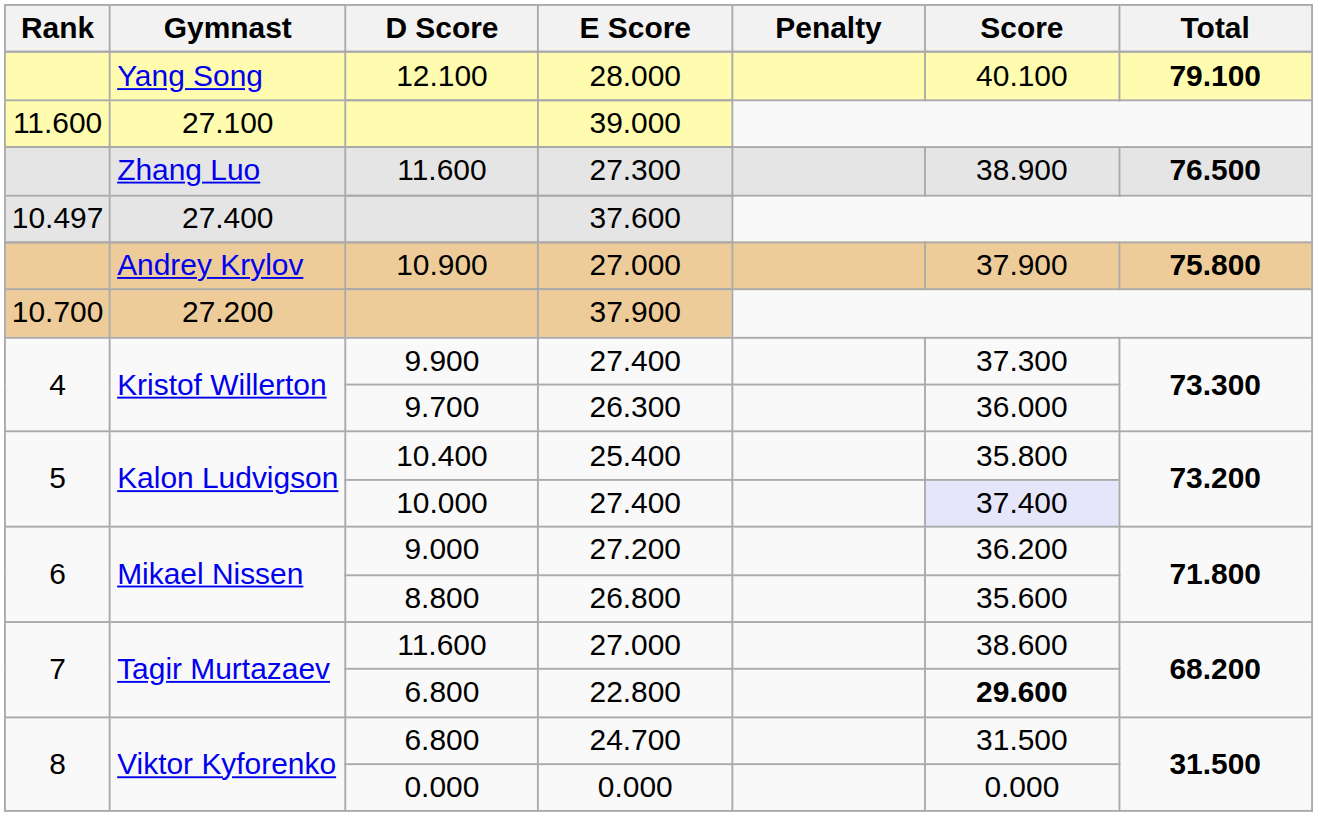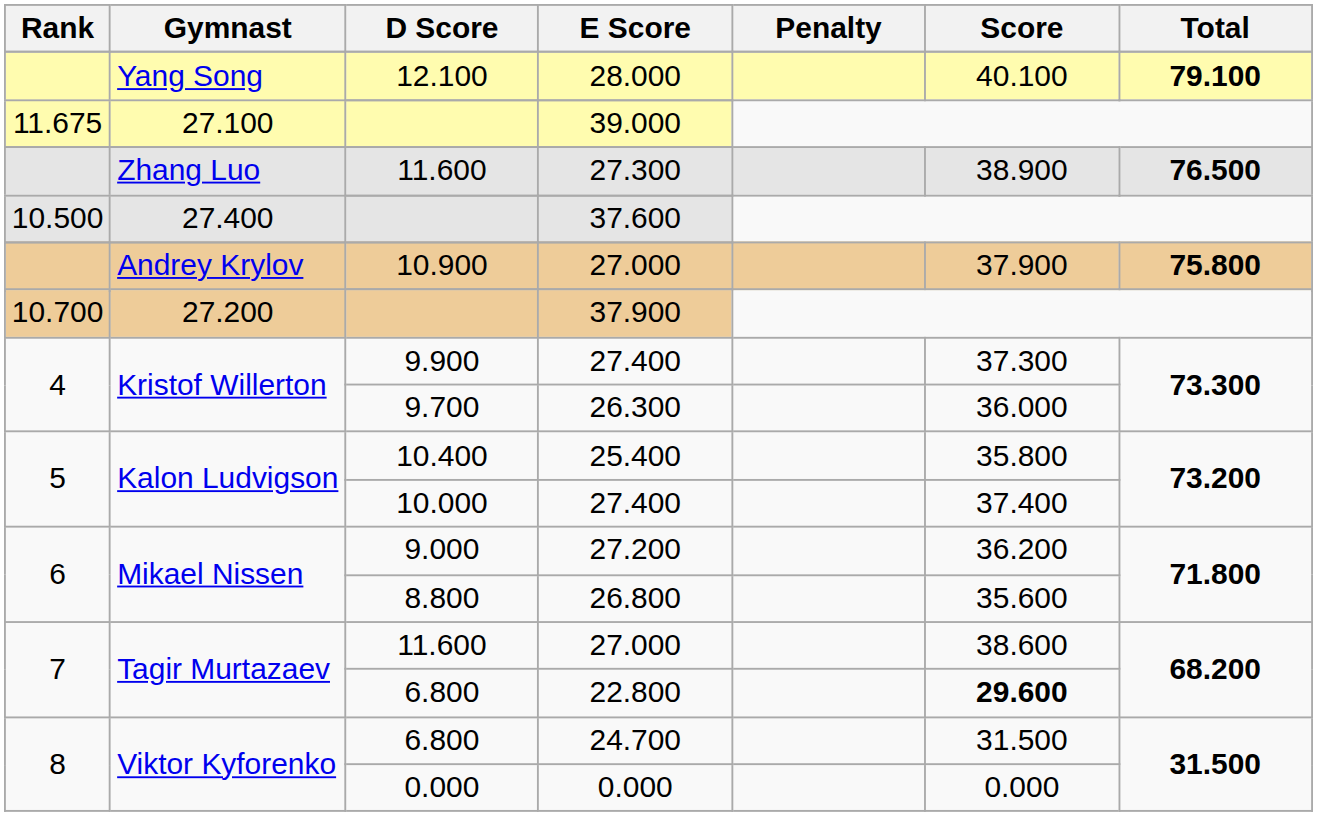(58, 123) 11.600 -> (58, 123) 11.675
(58, 218) 10.497 -> (58, 218) 10.500
(1022, 502) lavender background -> (1022, 502) no background
